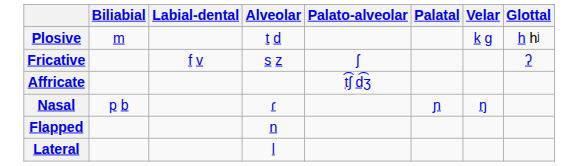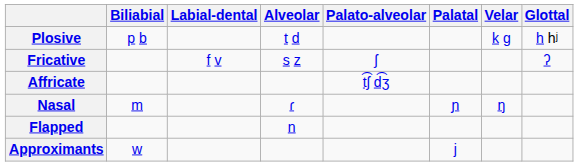(119, 37) m -> (137, 37) p b
(119, 104) p b -> (137, 104) m
- row: (56, 149)
+ row: (56, 149)
